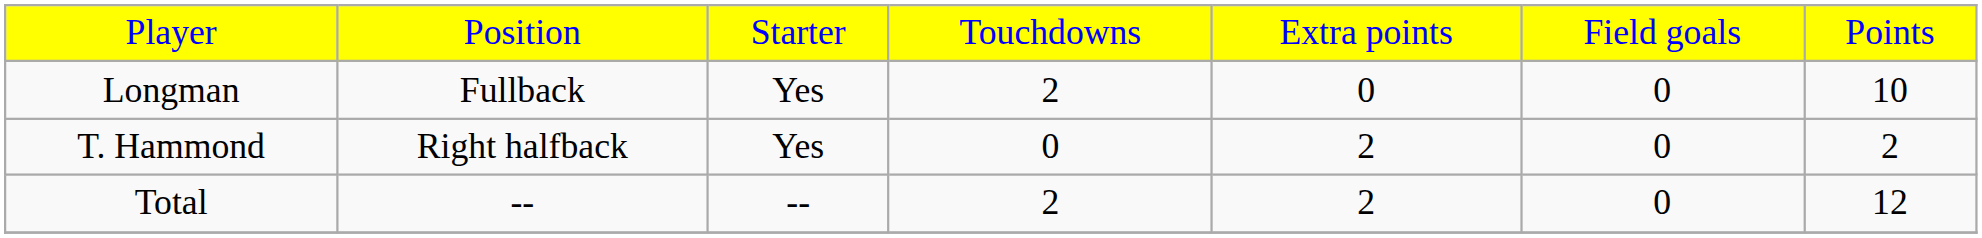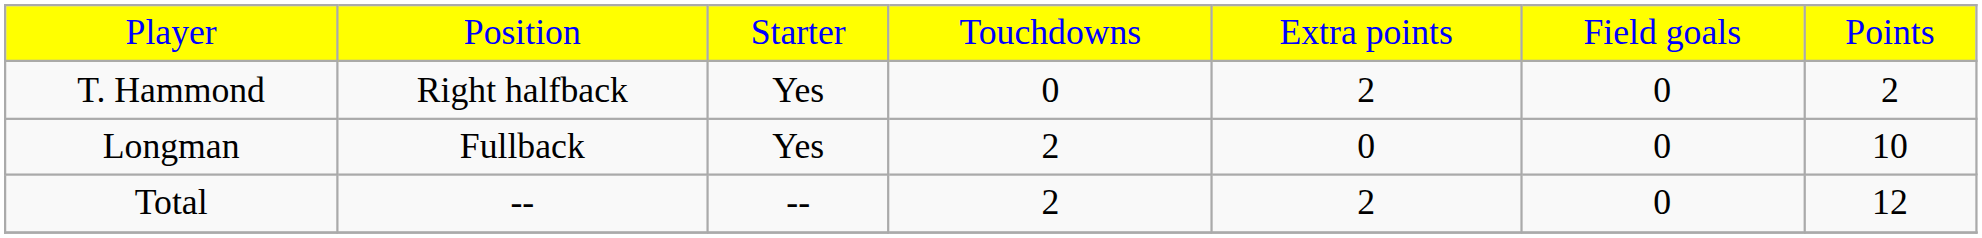rows swapped: (171, 89) <-> (171, 145)
